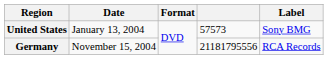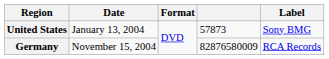(213, 29) 57573 -> (213, 29) 57873
(229, 46) 21181795556 -> (229, 46) 82876580009
